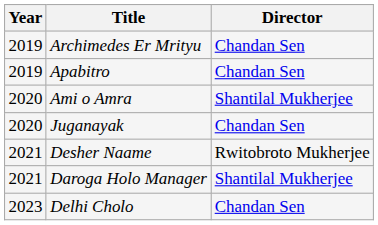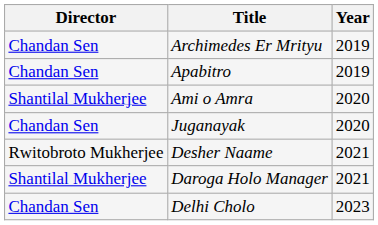columns swapped: (25, 17) <-> (292, 17)
